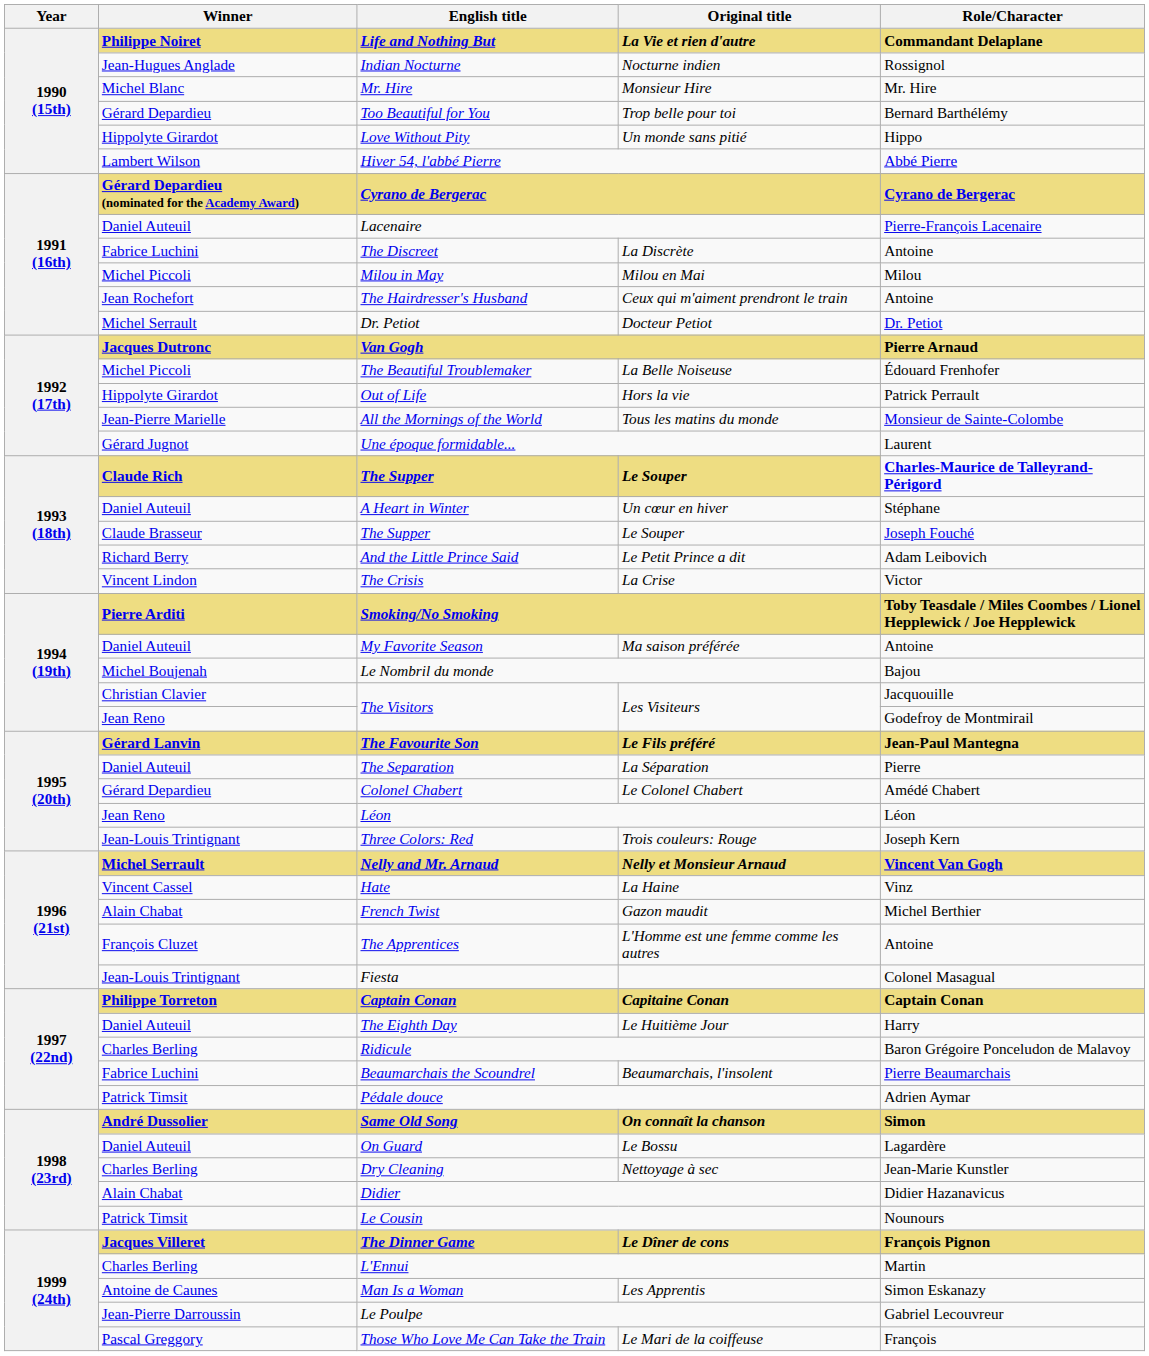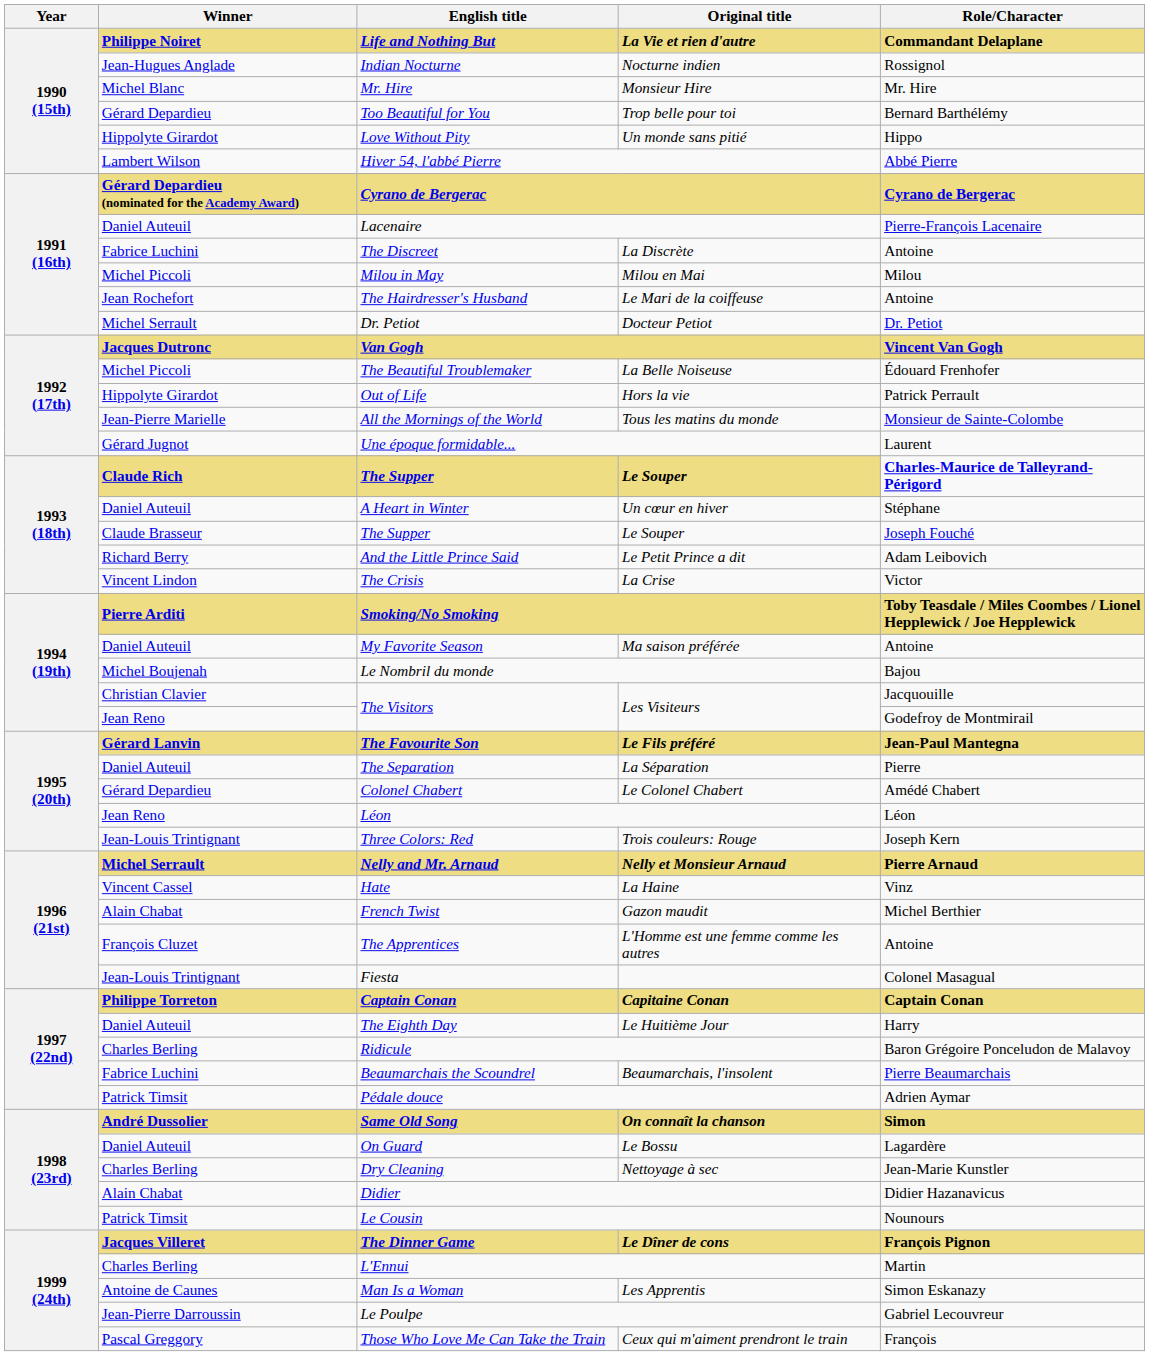(735, 298) Ceux qui m'aiment prendront le train -> (693, 298) Le Mari de la coiffeuse
(931, 347) Pierre Arnaud -> (943, 347) Vincent Van Gogh
(943, 863) Vincent Van Gogh -> (931, 863) Pierre Arnaud
(693, 1338) Le Mari de la coiffeuse -> (735, 1338) Ceux qui m'aiment prendront le train
